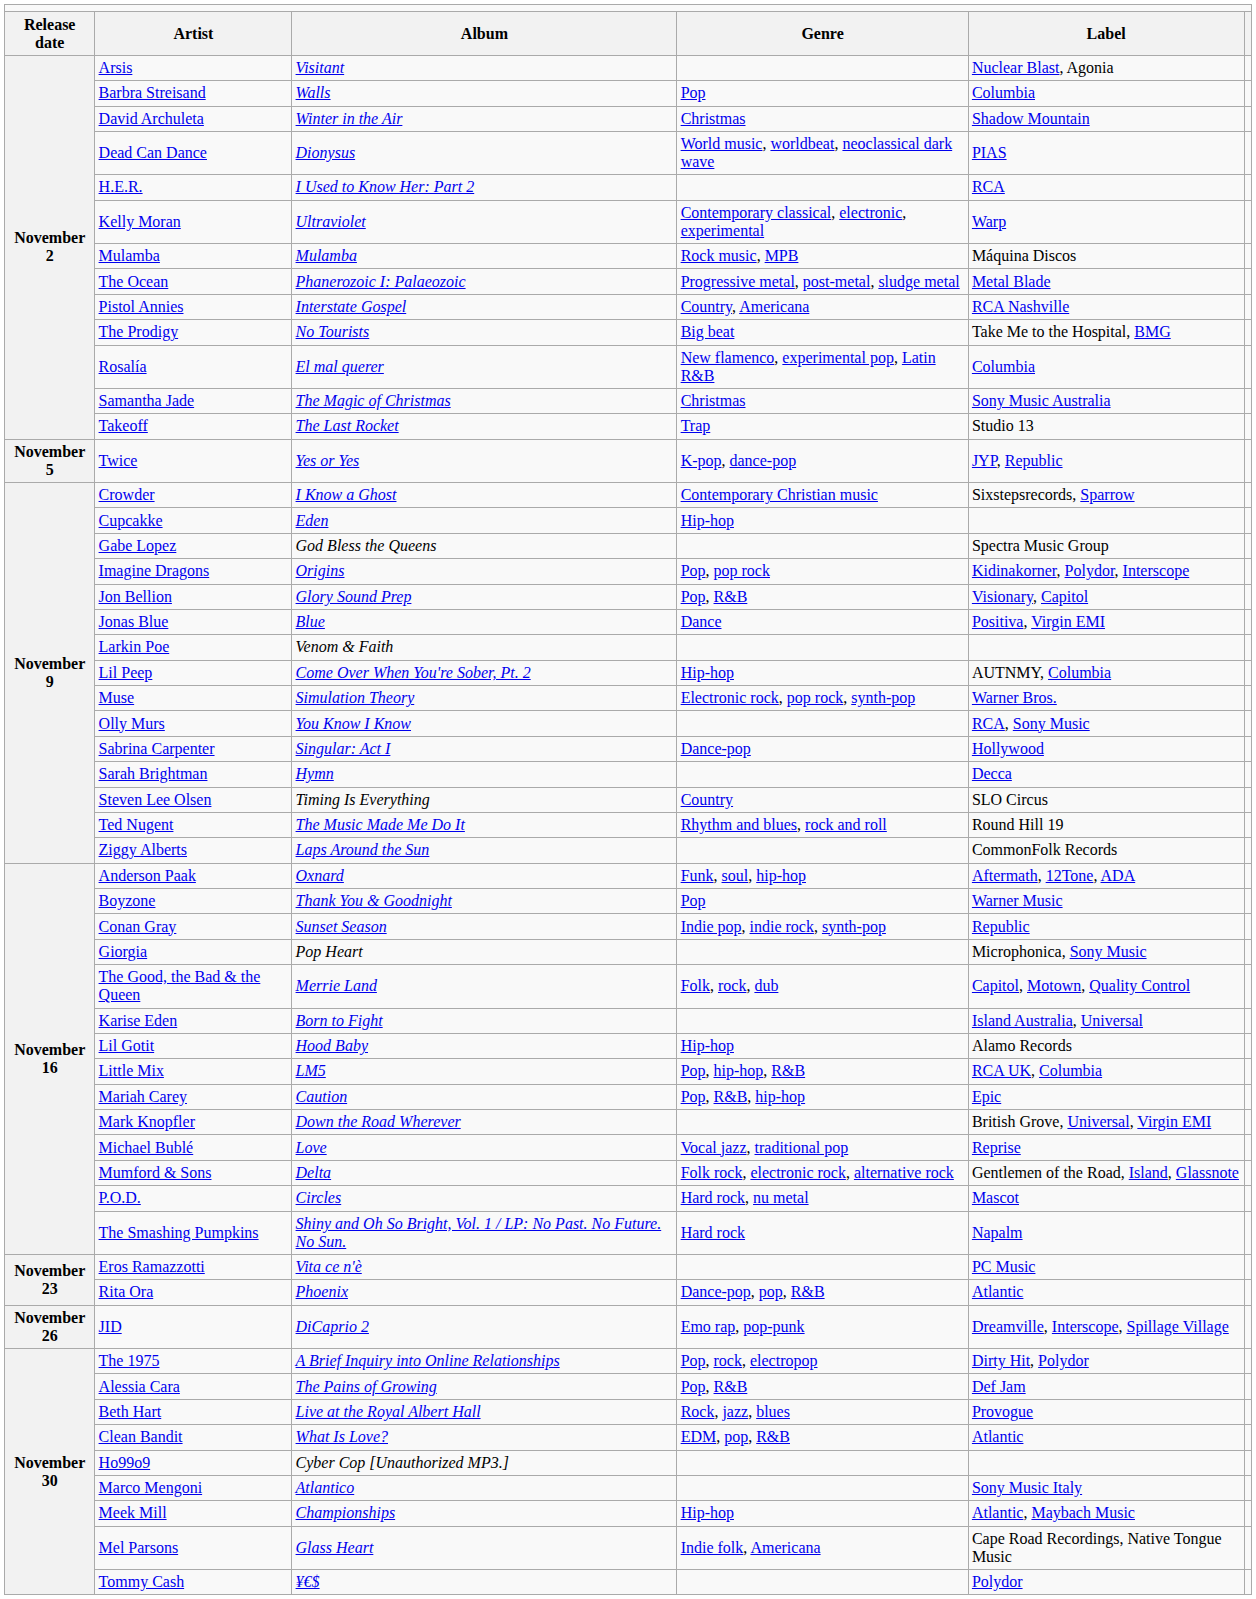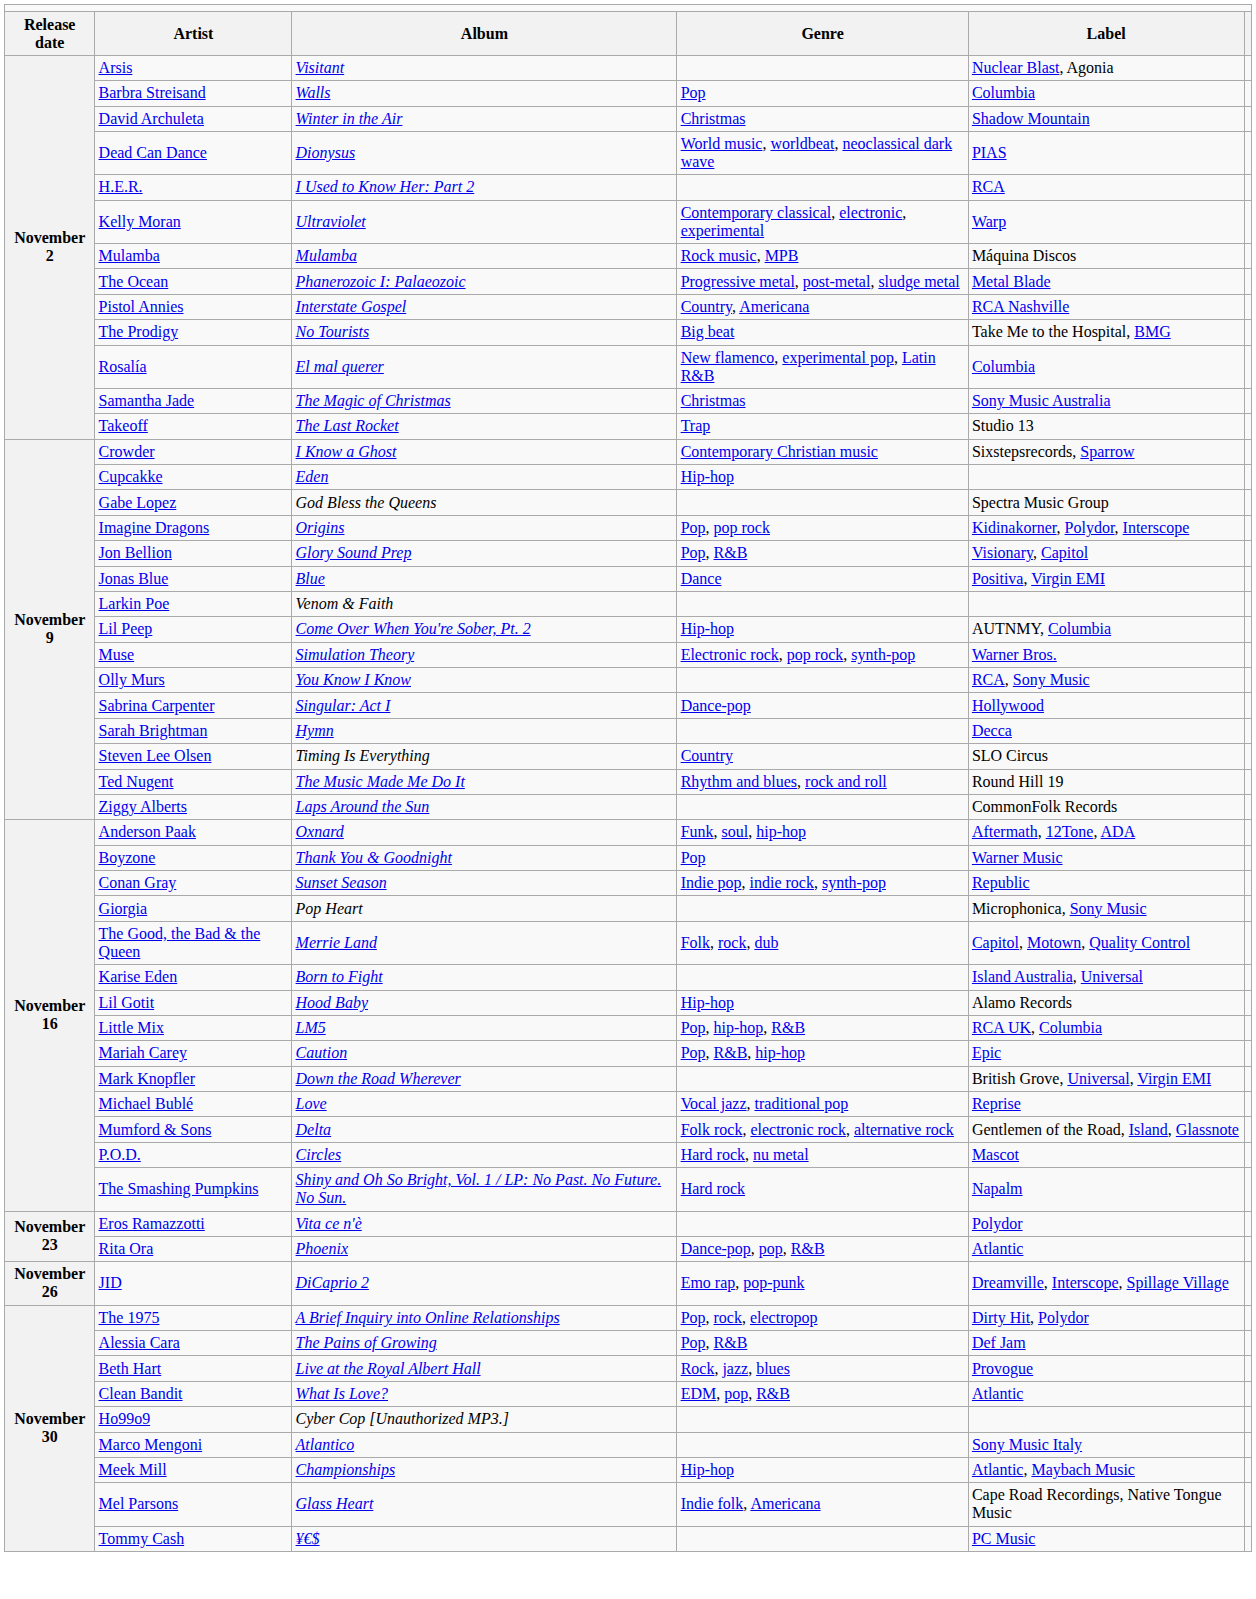- row: (118, 460)
(1004, 1267) PC Music -> (997, 1223) Polydor
(997, 1582) Polydor -> (1004, 1538) PC Music
